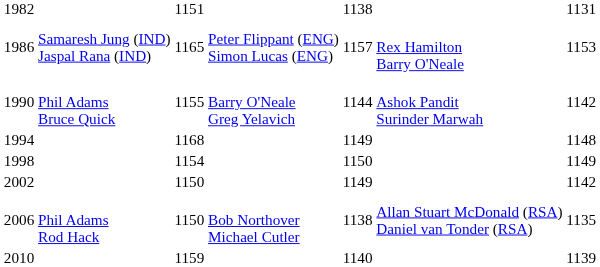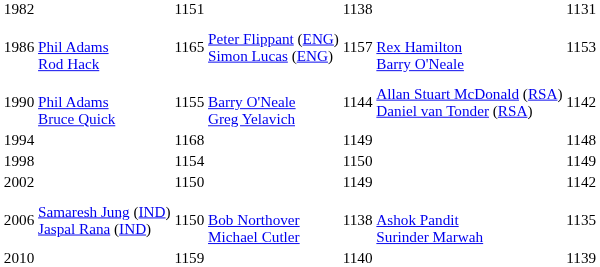(104, 47) Samaresh Jung (IND) Jaspal Rana (IND) -> (73, 55) Phil Adams Rod Hack
(430, 111) Ashok Pandit Surinder Marwah -> (469, 102) Allan Stuart McDonald (RSA) Daniel van Tonder (RSA)
(73, 228) Phil Adams Rod Hack -> (104, 220) Samaresh Jung (IND) Jaspal Rana (IND)
(469, 220) Allan Stuart McDonald (RSA) Daniel van Tonder (RSA) -> (430, 228) Ashok Pandit Surinder Marwah
